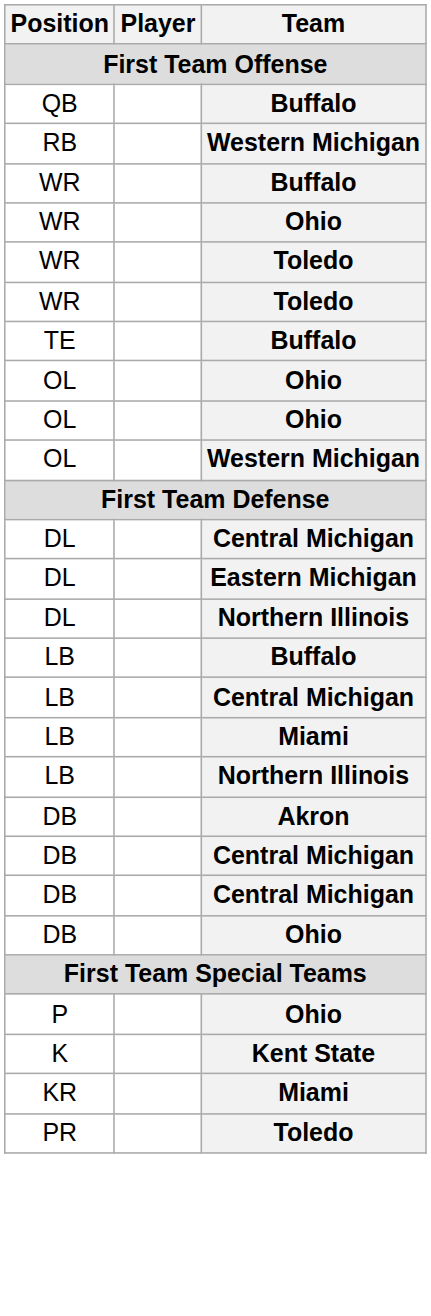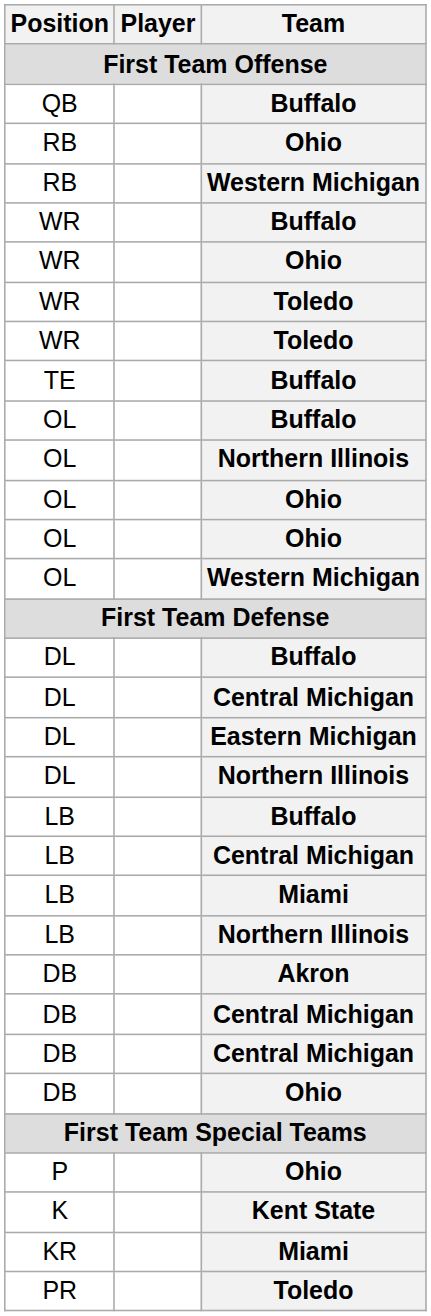+ row: (60, 143)
+ row: (60, 420)
+ row: (60, 459)
+ row: (60, 657)
